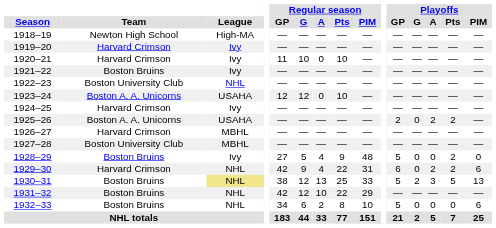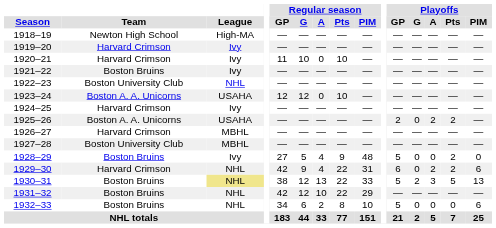(342, 181) 25 -> (342, 181) 22
